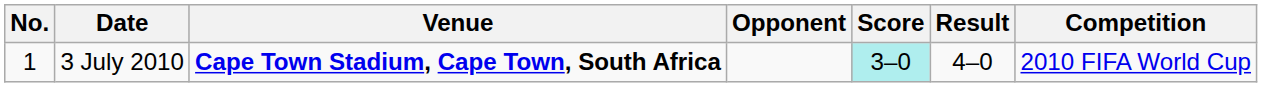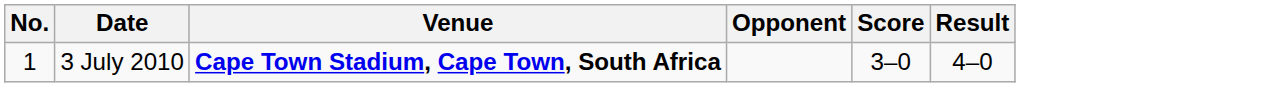- column: (1136, 23)
(891, 61) paleturquoise background -> (891, 61) no background
